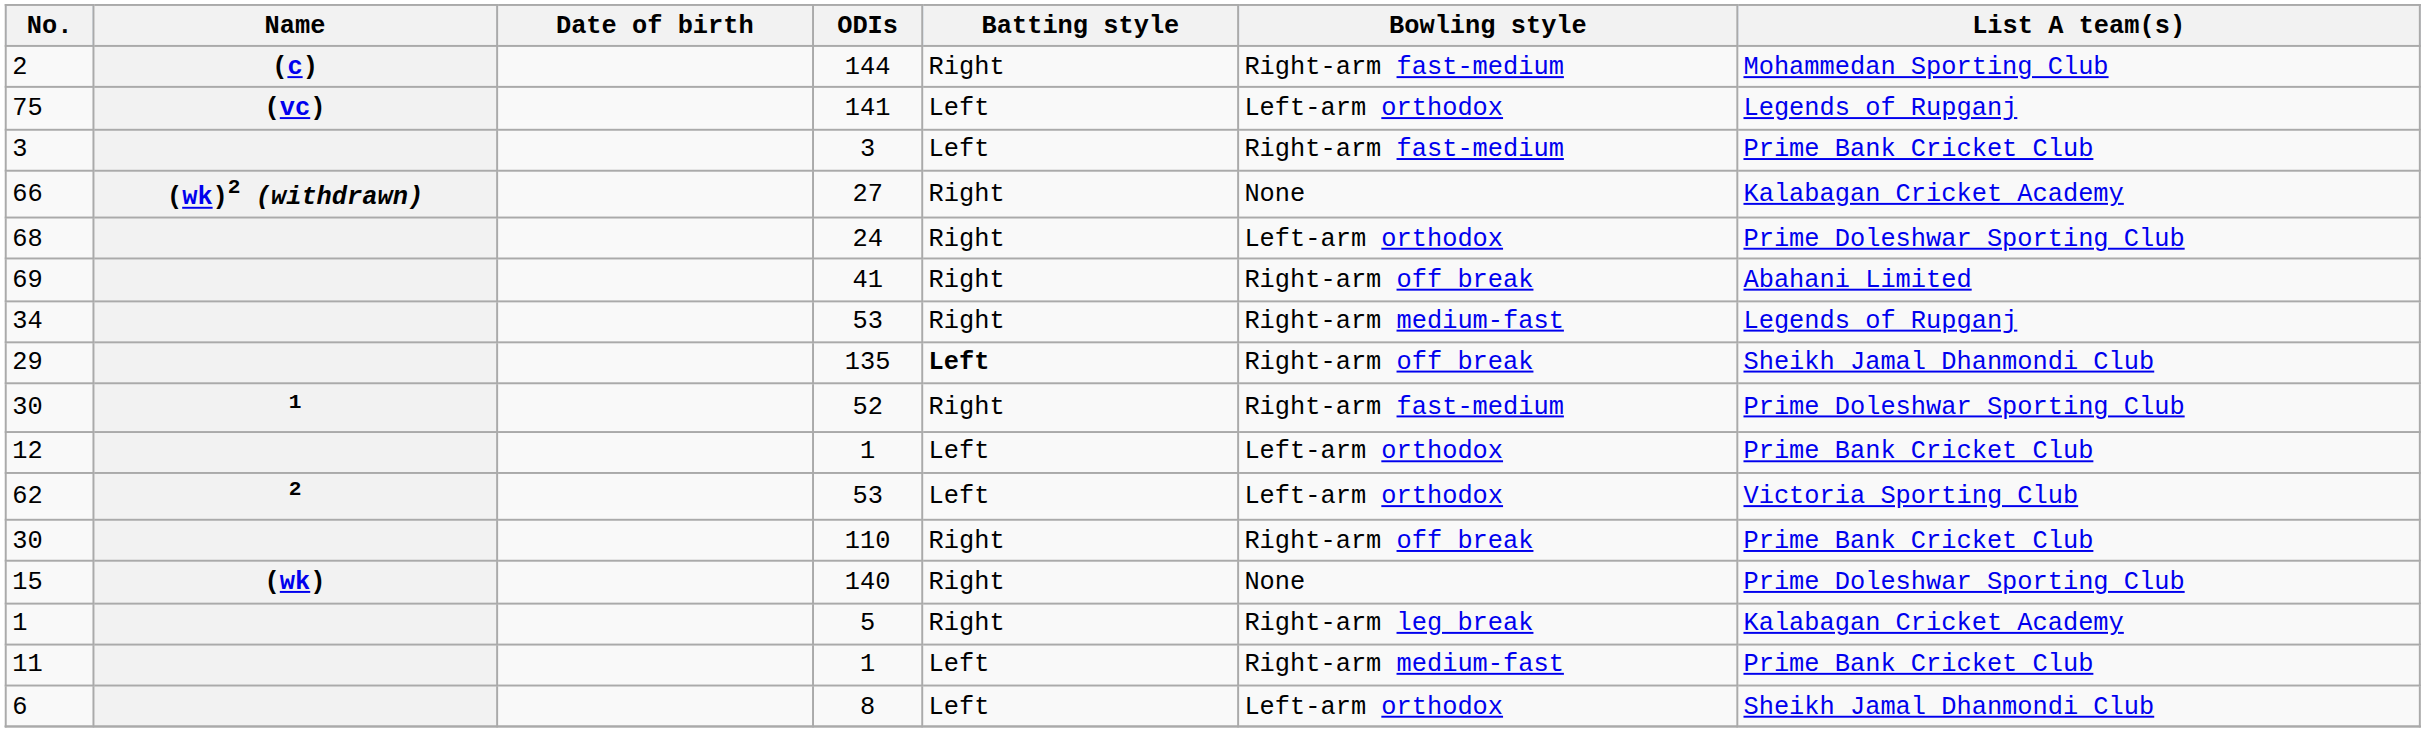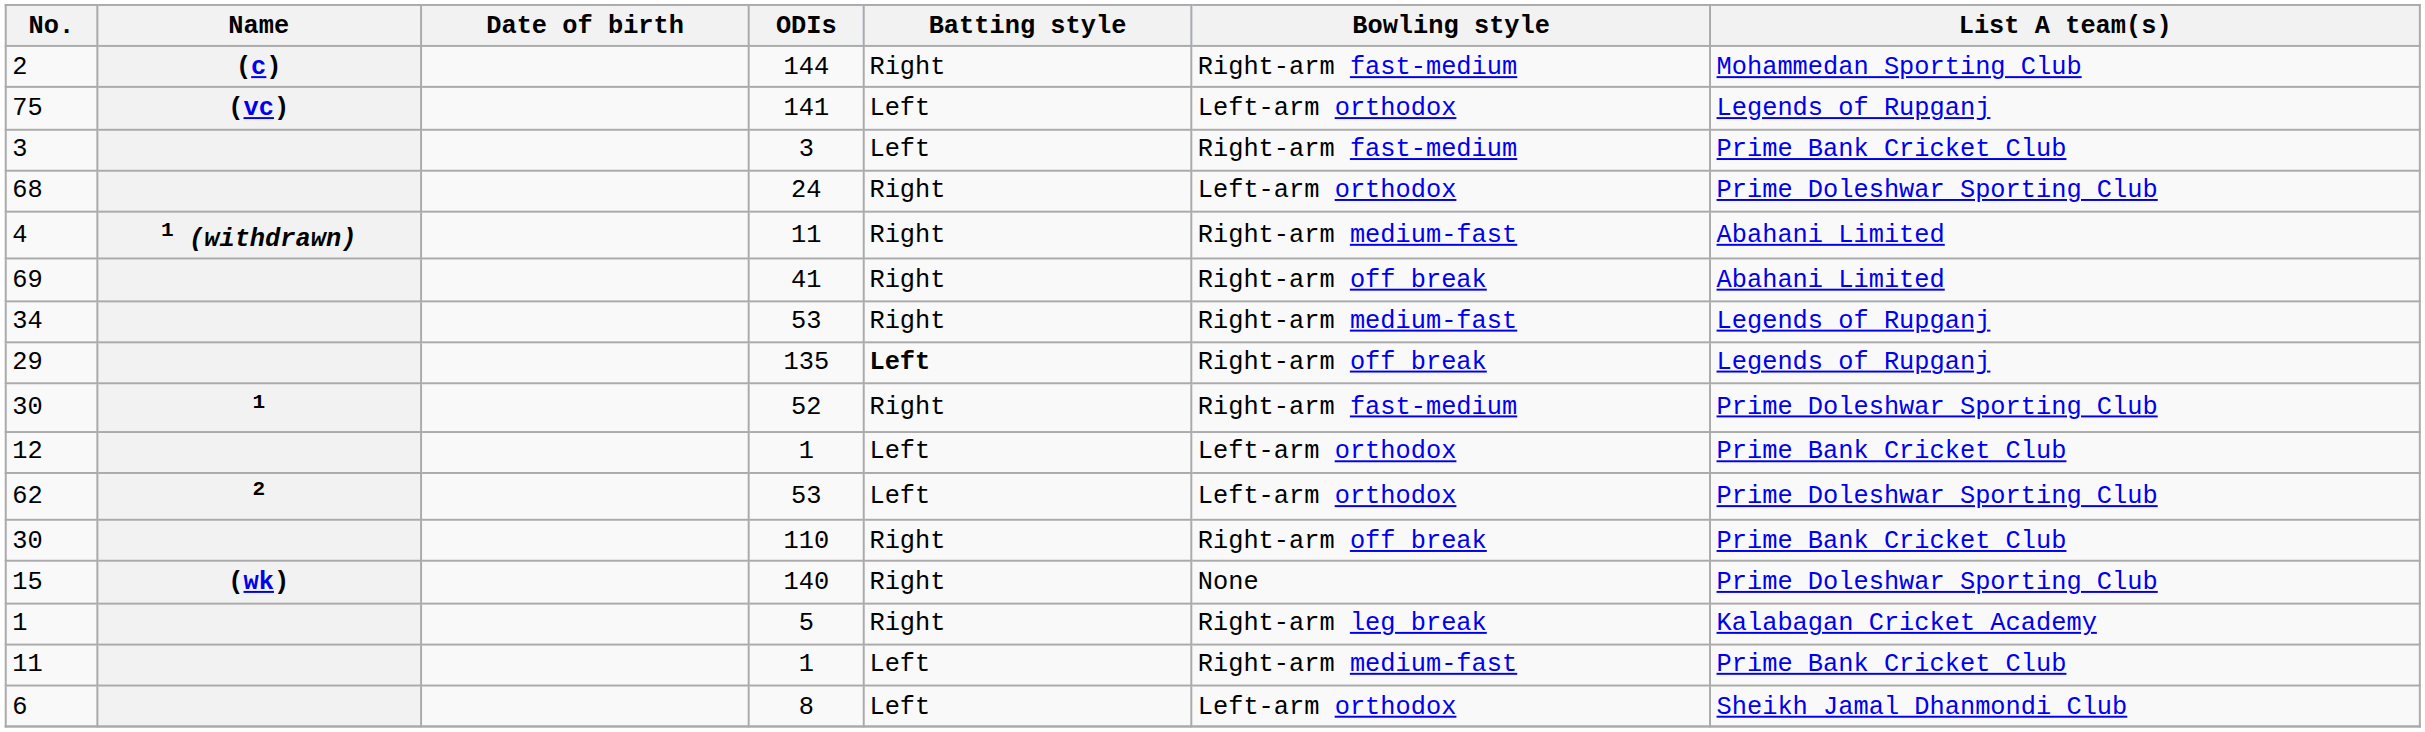- row: (28, 194)
+ row: (20, 235)
(1949, 363) Sheikh Jamal Dhanmondi Club -> (1853, 363) Legends of Rupganj
(1911, 496) Victoria Sporting Club -> (1937, 496) Prime Doleshwar Sporting Club
